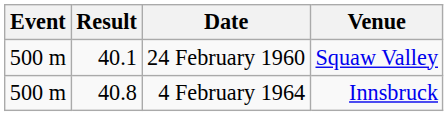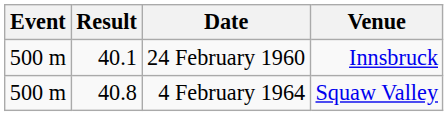(377, 57) Squaw Valley -> (394, 57) Innsbruck
(394, 92) Innsbruck -> (377, 92) Squaw Valley
